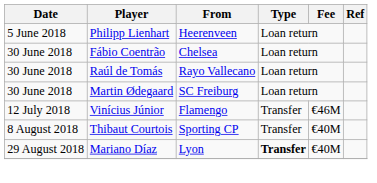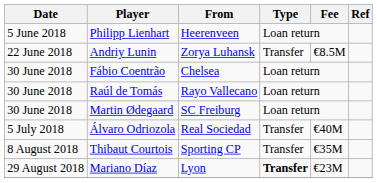+ row: (123, 52)
+ row: (133, 129)
- row: (127, 110)
(326, 129) €40M -> (328, 149) €35M
(326, 149) €40M -> (328, 168) €23M
